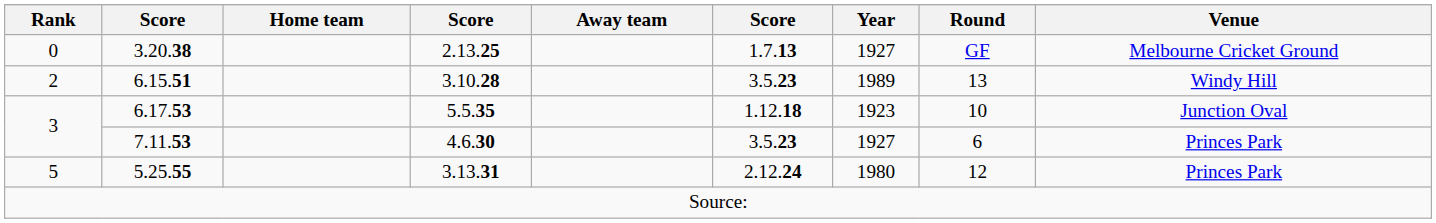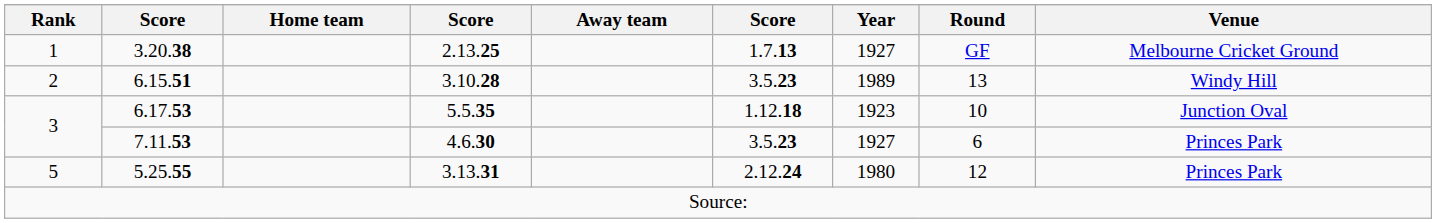(53, 50) 0 -> (53, 50) 1
